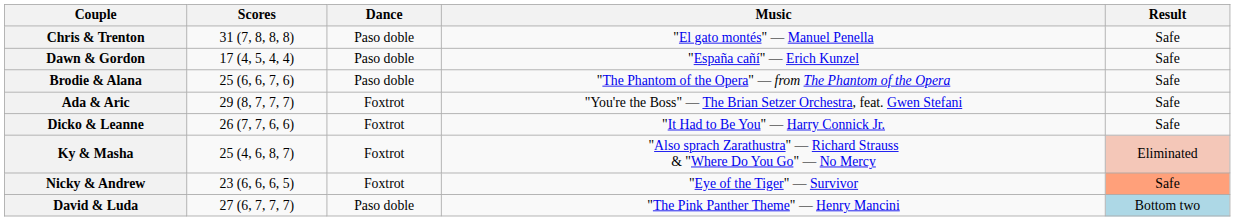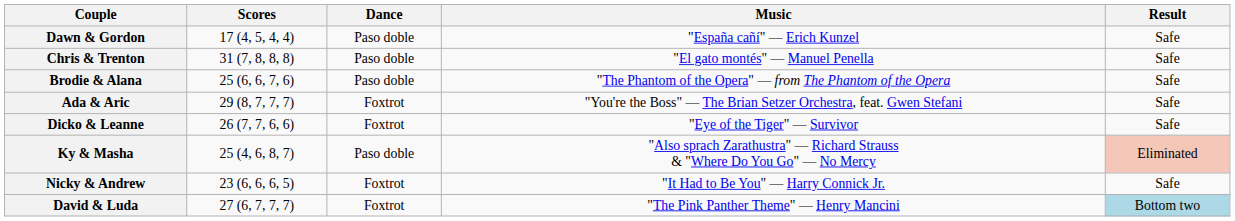rows swapped: (96, 37) <-> (96, 59)
(774, 124) "It Had to Be You" — Harry Connick Jr. -> (774, 124) "Eye of the Tiger" — Survivor
(384, 154) Foxtrot -> (384, 154) Paso doble
(774, 183) "Eye of the Tiger" — Survivor -> (774, 183) "It Had to Be You" — Harry Connick Jr.
(1168, 183) lightsalmon background -> (1168, 183) no background
(384, 205) Paso doble -> (384, 205) Foxtrot
